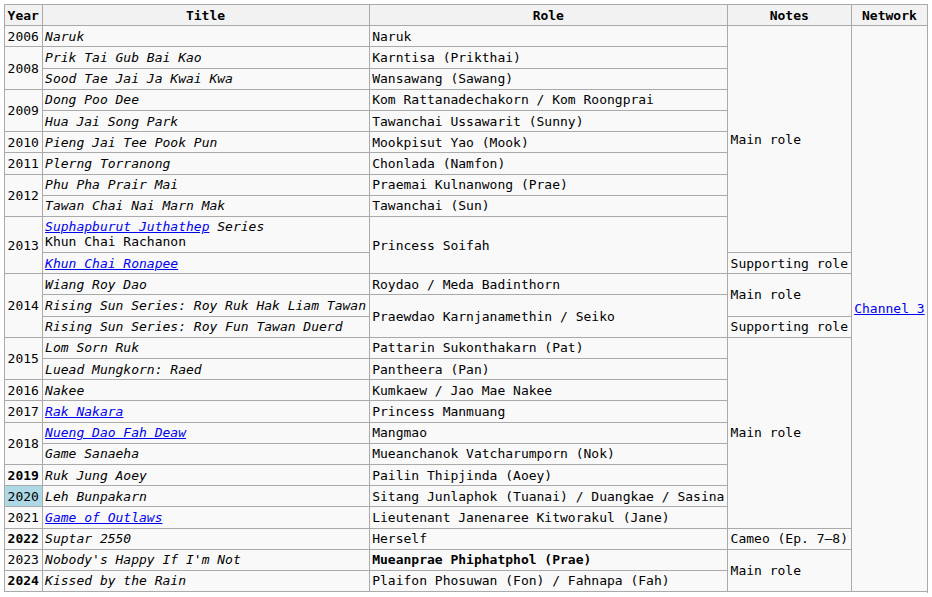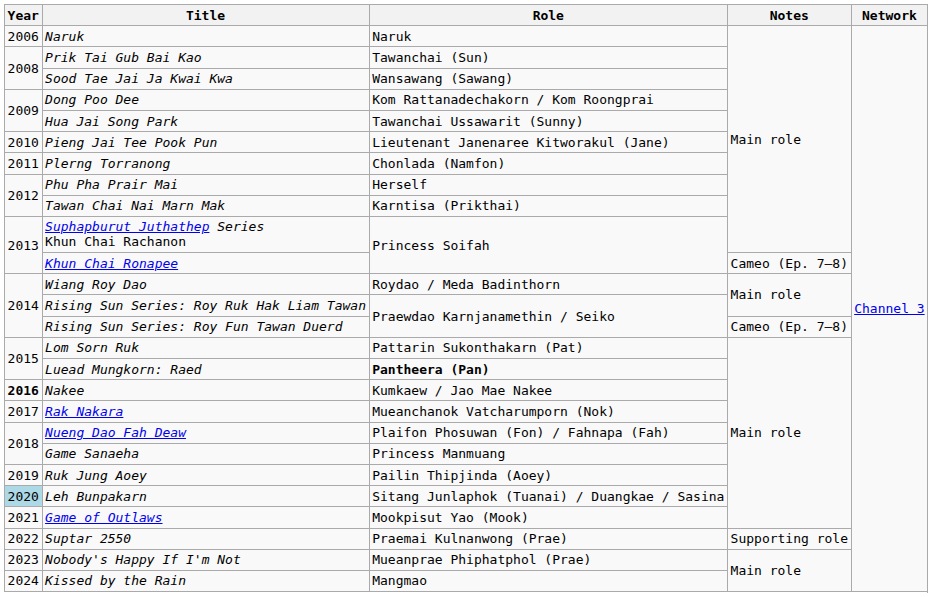(447, 57) Karntisa (Prikthai) -> (431, 57) Tawanchai (Sun)
(450, 142) Mookpisut Yao (Mook) -> (521, 142) Lieutenant Janenaree Kitworakul (Jane)
(470, 185) Praemai Kulnanwong (Prae) -> (400, 185) Herself
(431, 206) Tawanchai (Sun) -> (447, 206) Karntisa (Prikthai)
(789, 263) Supporting role -> (789, 263) Cameo (Ep. 7–8)
(789, 327) Supporting role -> (789, 327) Cameo (Ep. 7–8)
(431, 369) normal -> (431, 369) bold
(23, 390) normal -> (23, 390) bold
(439, 411) Princess Manmuang -> (494, 411) Mueanchanok Vatcharumporn (Nok)
(400, 433) Mangmao -> (521, 433) Plaifon Phosuwan (Fon) / Fahnapa (Fah)
(494, 454) Mueanchanok Vatcharumporn (Nok) -> (439, 454) Princess Manmuang
(23, 475) bold -> (23, 475) normal
(521, 517) Lieutenant Janenaree Kitworakul (Jane) -> (450, 517) Mookpisut Yao (Mook)
(23, 539) bold -> (23, 539) normal
(400, 539) Herself -> (470, 539) Praemai Kulnanwong (Prae)
(789, 539) Cameo (Ep. 7–8) -> (789, 539) Supporting role
(482, 560) bold -> (482, 560) normal
(23, 581) bold -> (23, 581) normal
(521, 581) Plaifon Phosuwan (Fon) / Fahnapa (Fah) -> (400, 581) Mangmao
